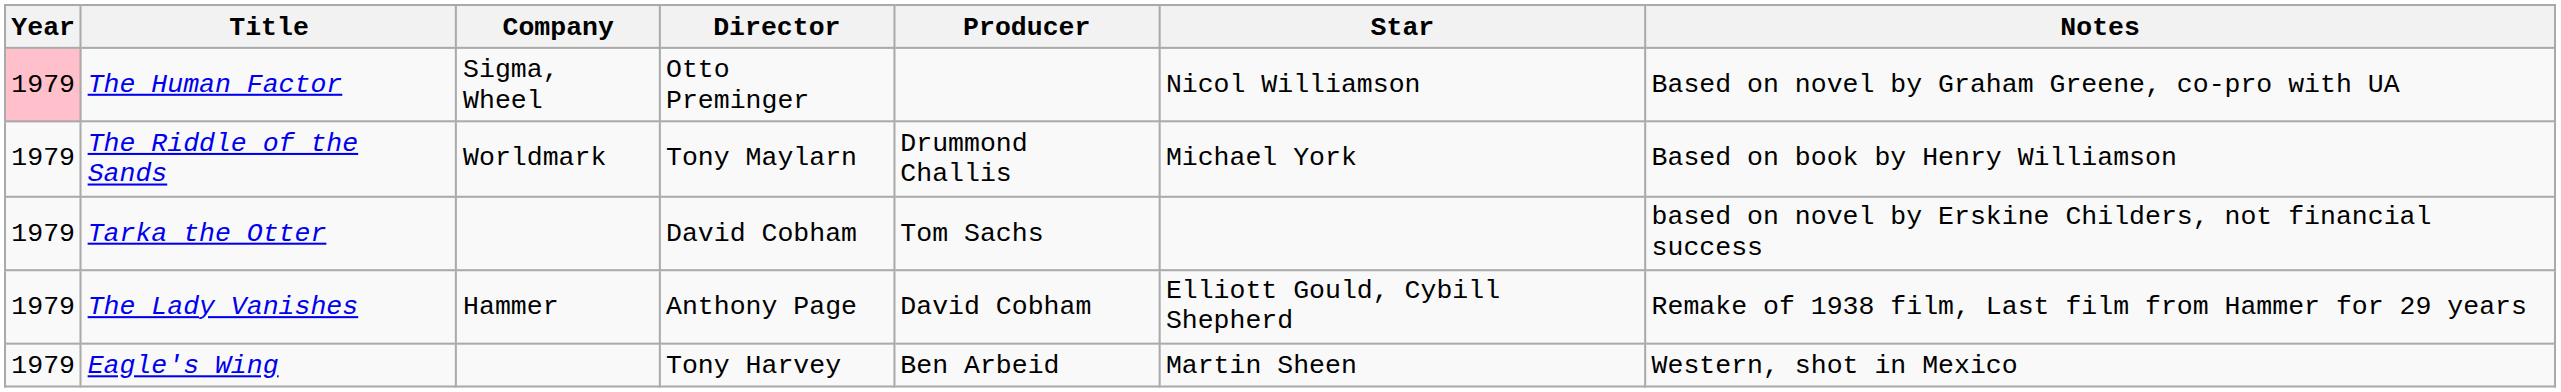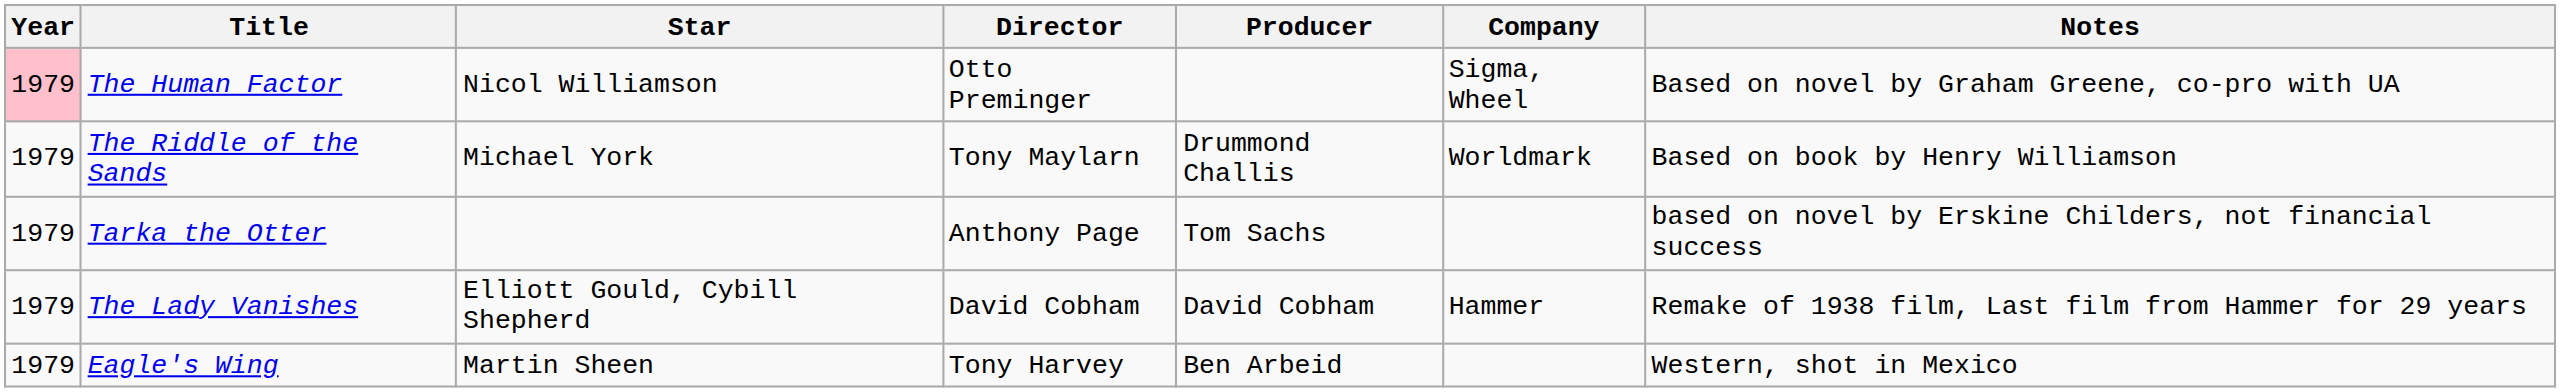columns swapped: (558, 27) <-> (1402, 27)
(762, 233) David Cobham -> (1044, 233) Anthony Page
(762, 307) Anthony Page -> (1044, 307) David Cobham
